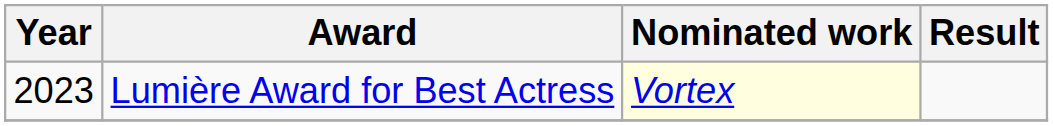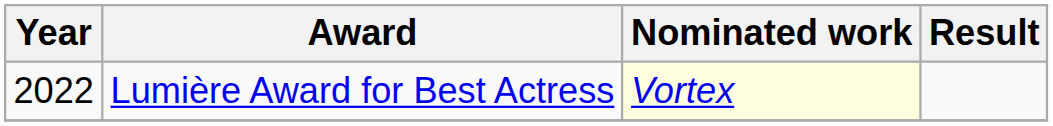(54, 90) 2023 -> (54, 90) 2022
